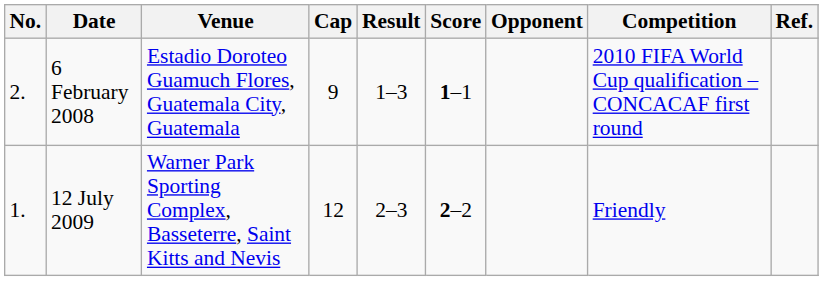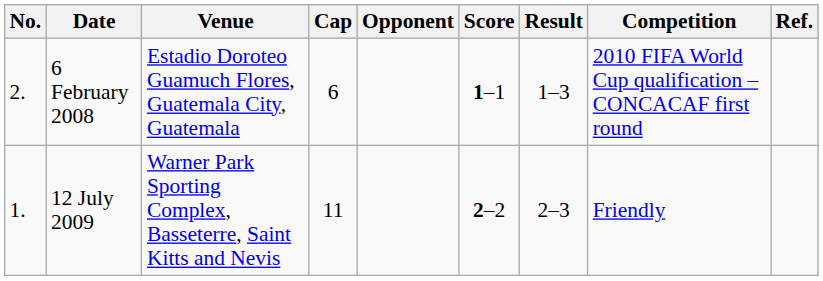columns swapped: (537, 21) <-> (391, 21)
(333, 91) 9 -> (333, 91) 6
(333, 210) 12 -> (333, 210) 11
